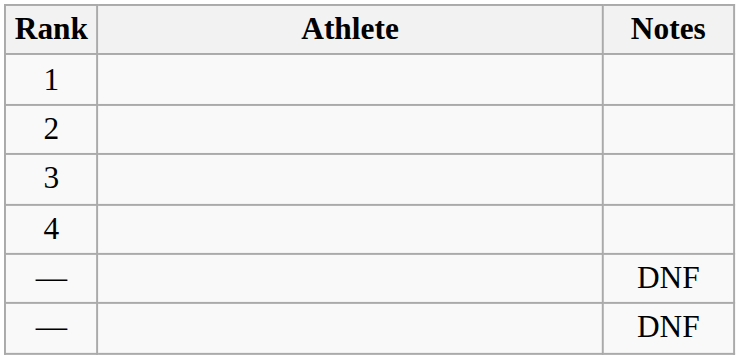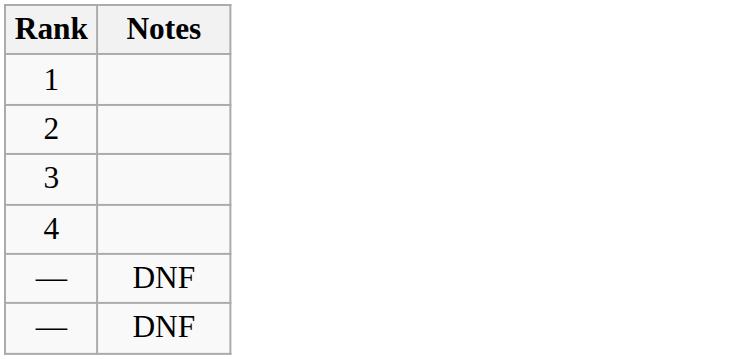- column: (350, 29)
